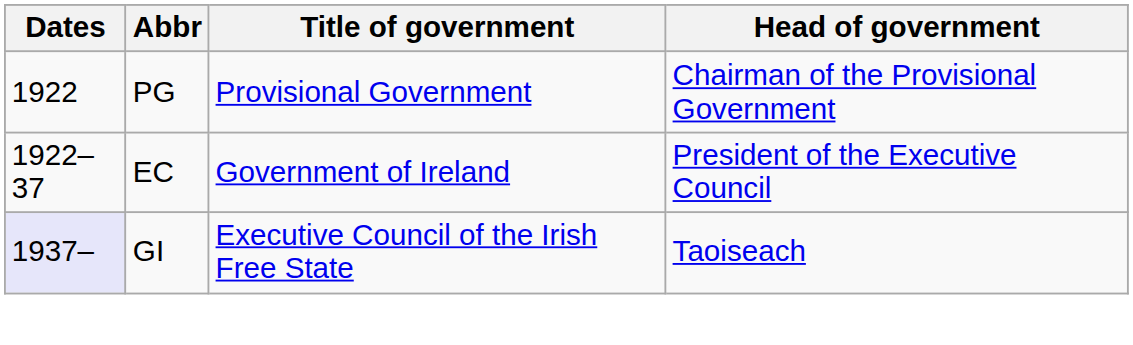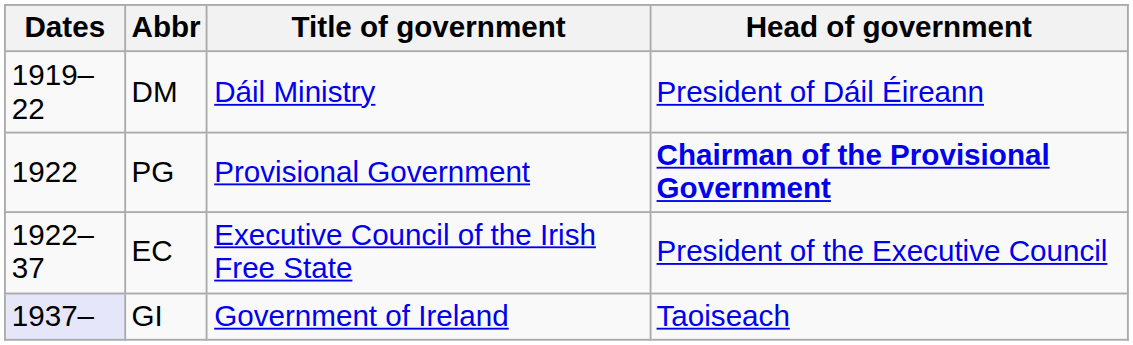+ row: (155, 91)
(854, 91) normal -> (853, 171) bold
(363, 171) Government of Ireland -> (405, 252) Executive Council of the Irish Free State
(406, 252) Executive Council of the Irish Free State -> (361, 315) Government of Ireland
